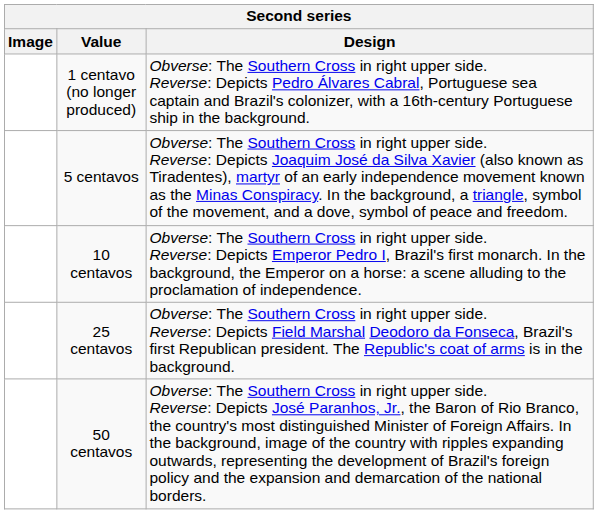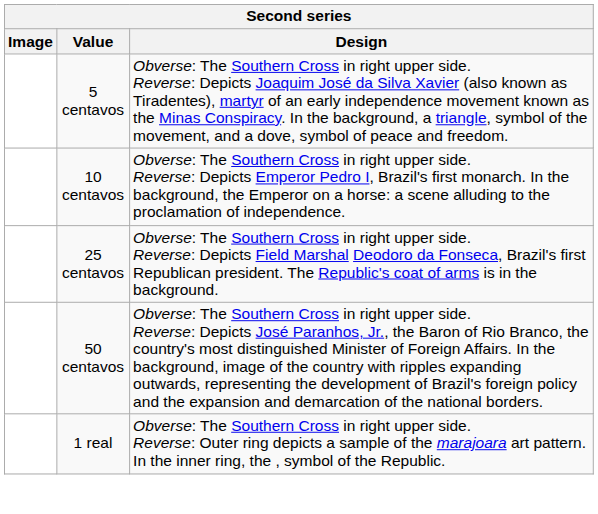- row: (101, 92)
+ row: (93, 443)
